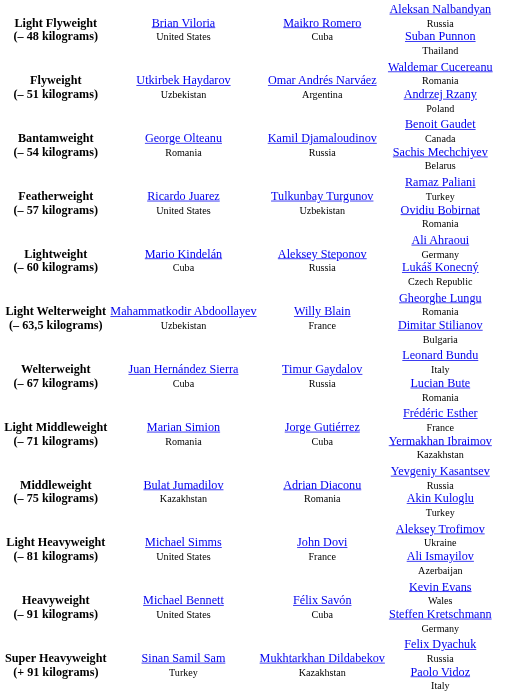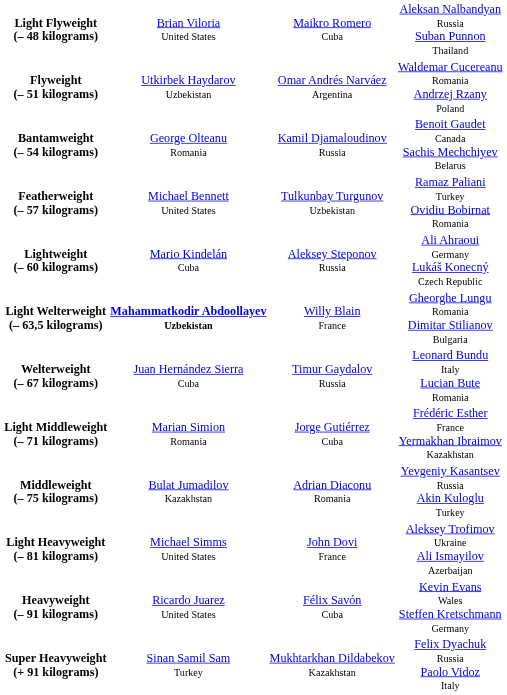(183, 203) Ricardo Juarez United States -> (188, 203) Michael Bennett United States
(183, 318) normal -> (188, 318) bold
(183, 607) Michael Bennett United States -> (188, 607) Ricardo Juarez United States
